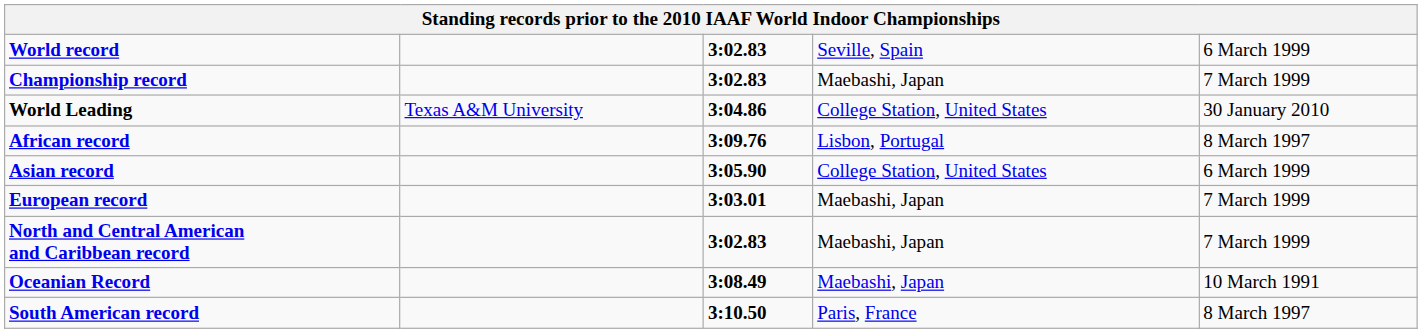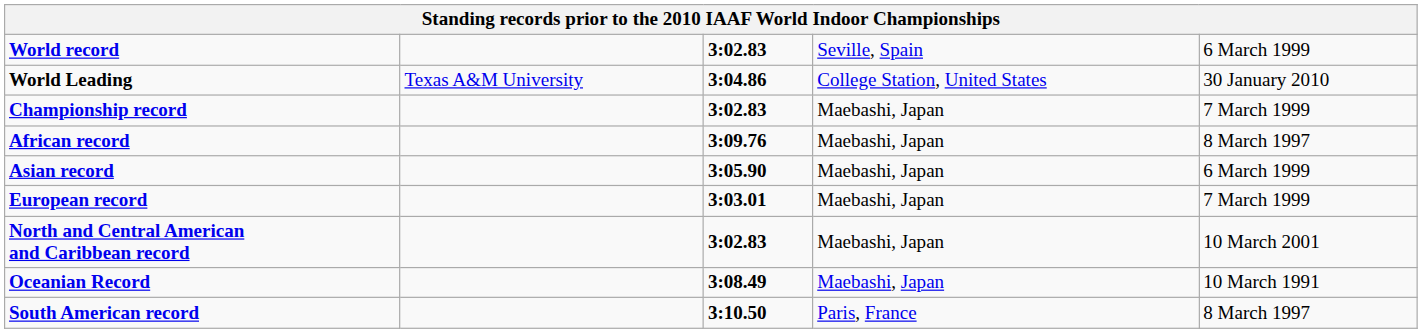rows swapped: (98, 79) <-> (71, 110)
(881, 140) Lisbon, Portugal -> (881, 140) Maebashi, Japan
(932, 170) College Station, United States -> (881, 170) Maebashi, Japan
(1257, 241) 7 March 1999 -> (1261, 241) 10 March 2001
